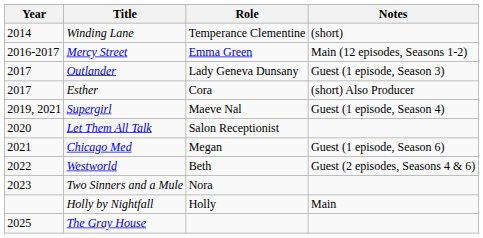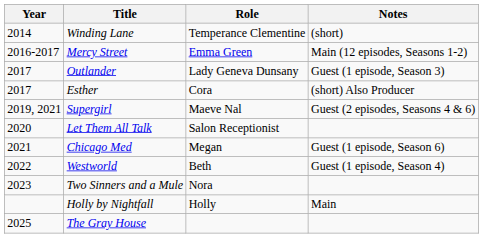(378, 109) Guest (1 episode, Season 4) -> (393, 109) Guest (2 episodes, Seasons 4 & 6)
(393, 166) Guest (2 episodes, Seasons 4 & 6) -> (378, 166) Guest (1 episode, Season 4)
